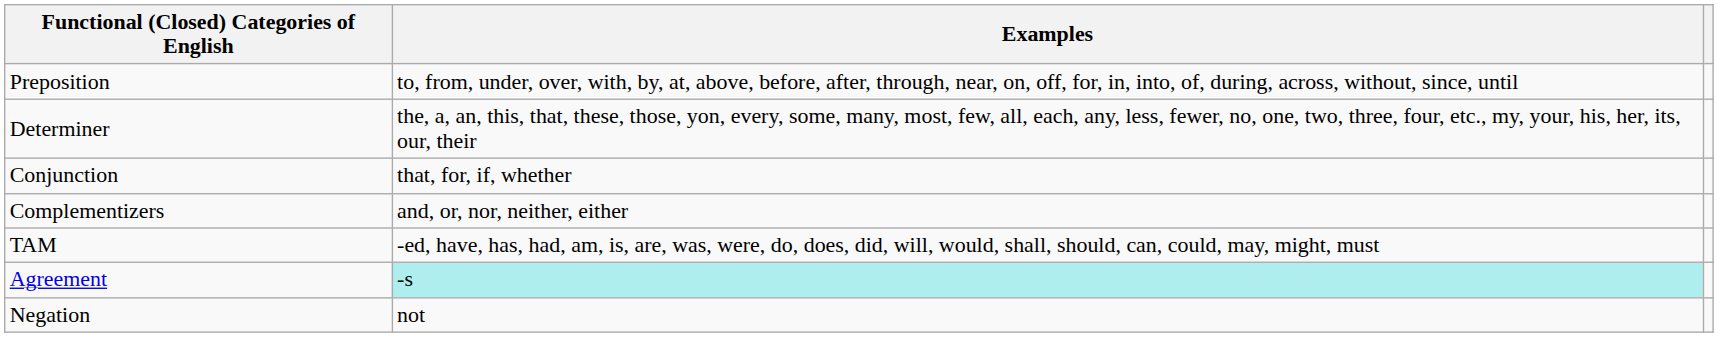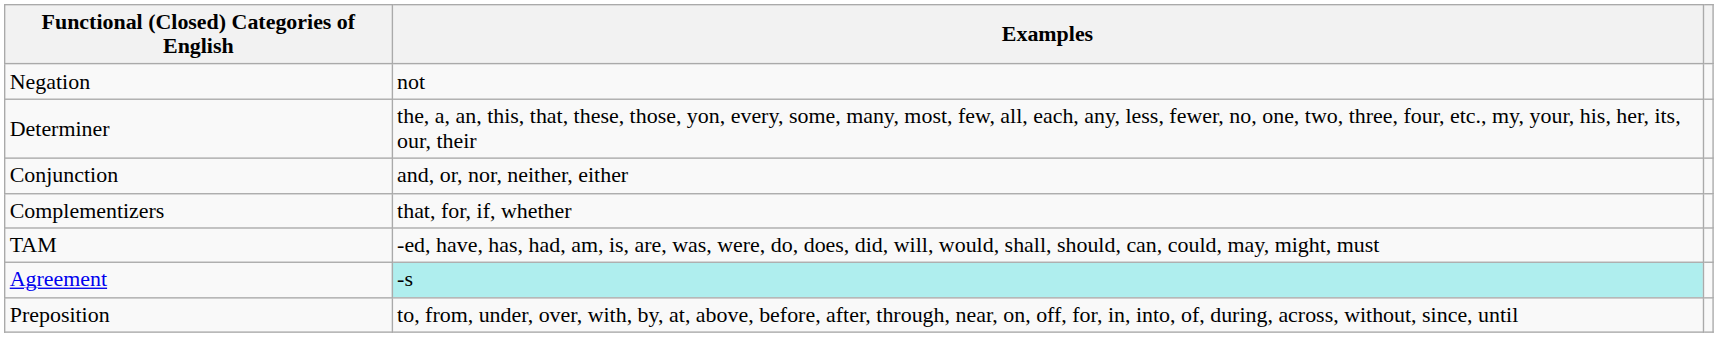rows swapped: (60, 81) <-> (50, 314)
(484, 175) that, for, if, whether -> (513, 175) and, or, nor, neither, either
(513, 210) and, or, nor, neither, either -> (484, 210) that, for, if, whether
